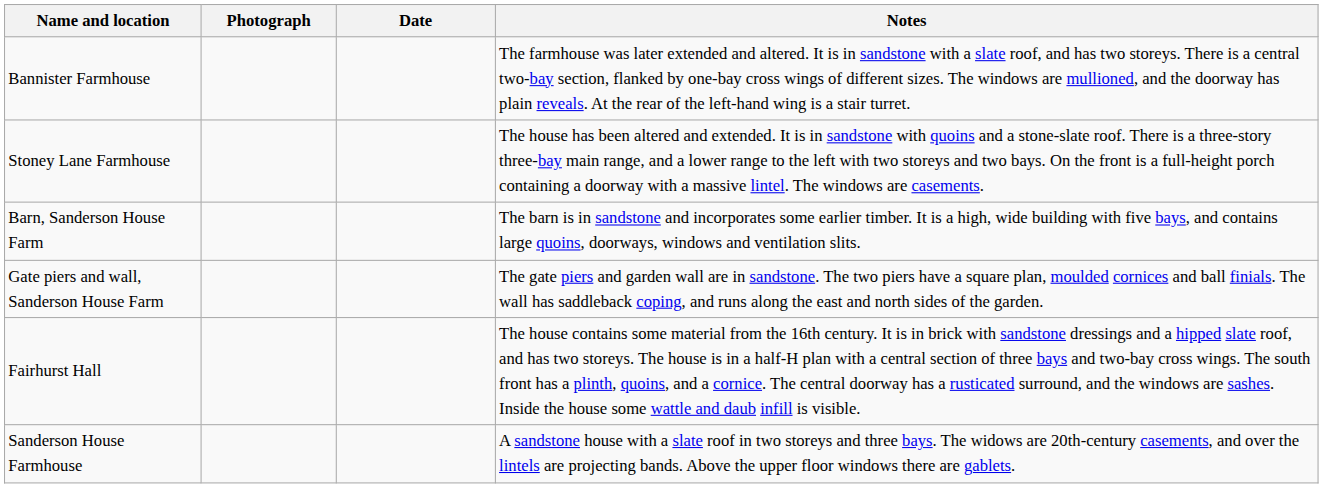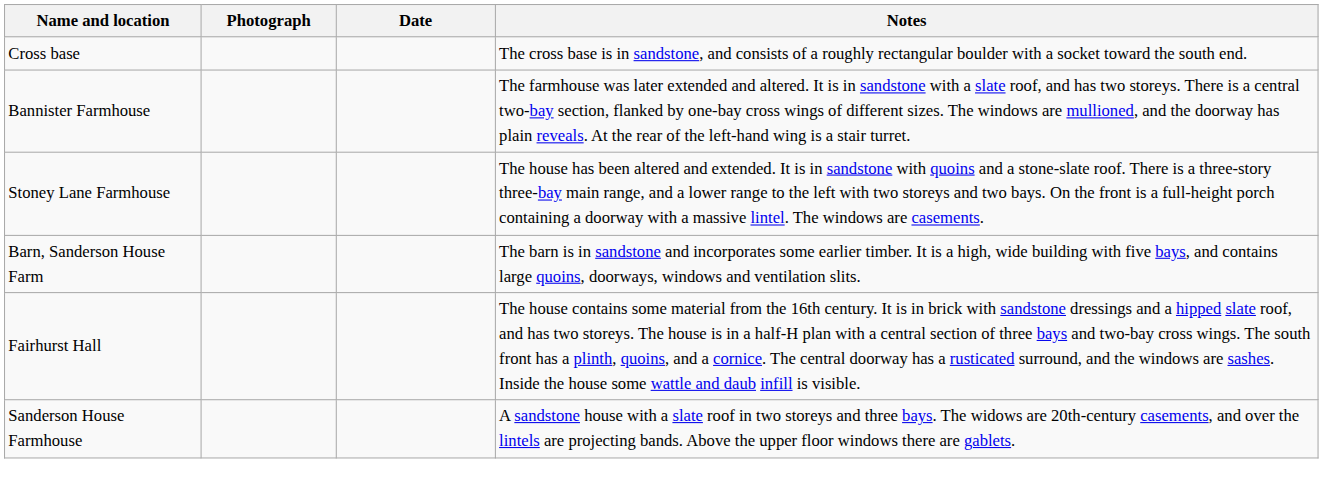+ row: (44, 53)
- row: (86, 288)
